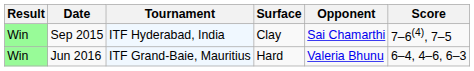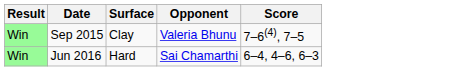- column: (180, 14)
(346, 35) Sai Chamarthi -> (198, 35) Valeria Bhunu
(346, 56) Valeria Bhunu -> (199, 56) Sai Chamarthi
